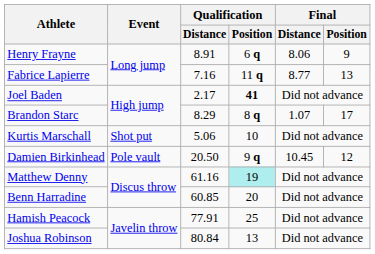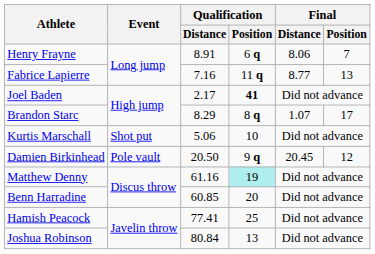(347, 54) 9 -> (347, 54) 7
(299, 156) 10.45 -> (299, 156) 20.45
(205, 218) 77.91 -> (205, 218) 77.41
